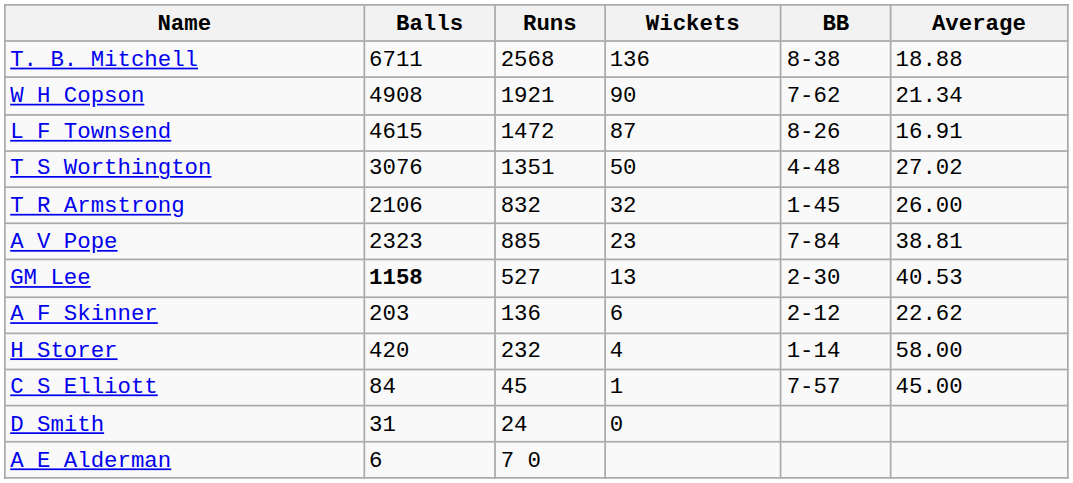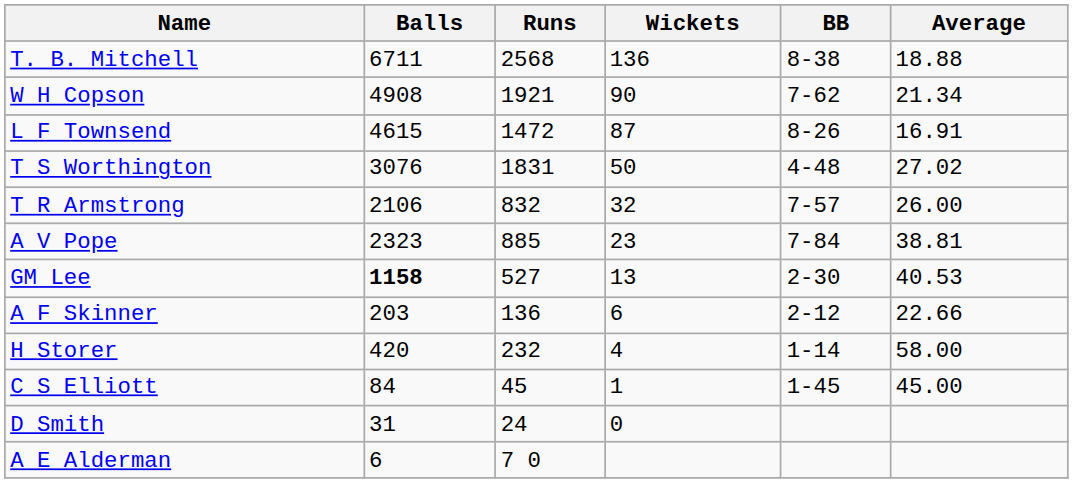(528, 169) 1351 -> (528, 169) 1831
(814, 205) 1-45 -> (814, 205) 7-57
(929, 315) 22.62 -> (929, 315) 22.66
(814, 388) 7-57 -> (814, 388) 1-45
